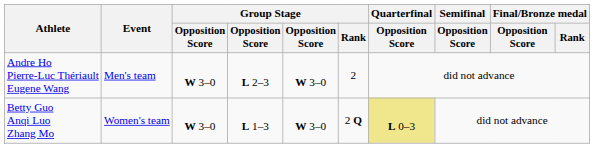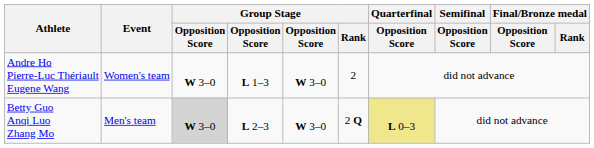(130, 75) Men's team -> (137, 75) Women's team
(255, 82) L 2–3 -> (255, 82) L 1–3
(137, 120) Women's team -> (130, 120) Men's team
(200, 127) no background -> (200, 127) lightgrey background
(255, 127) L 1–3 -> (255, 127) L 2–3
